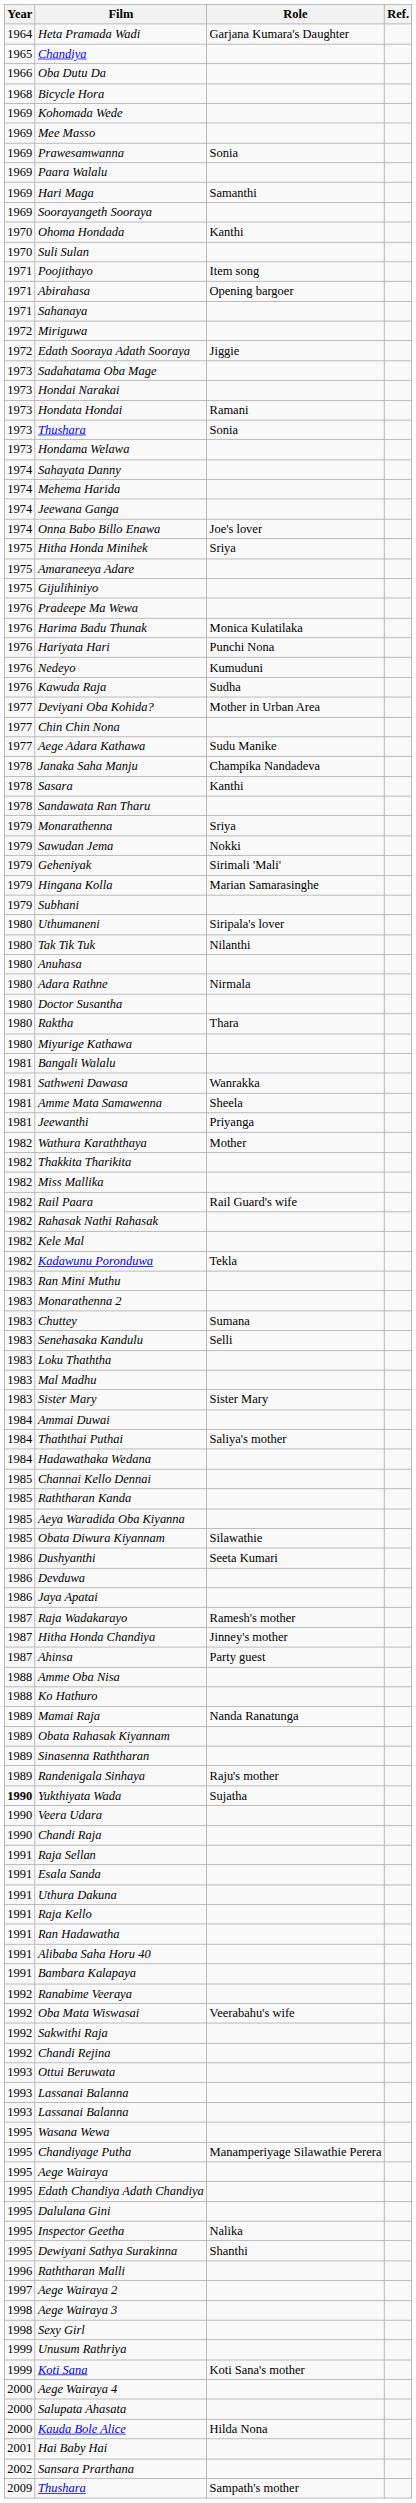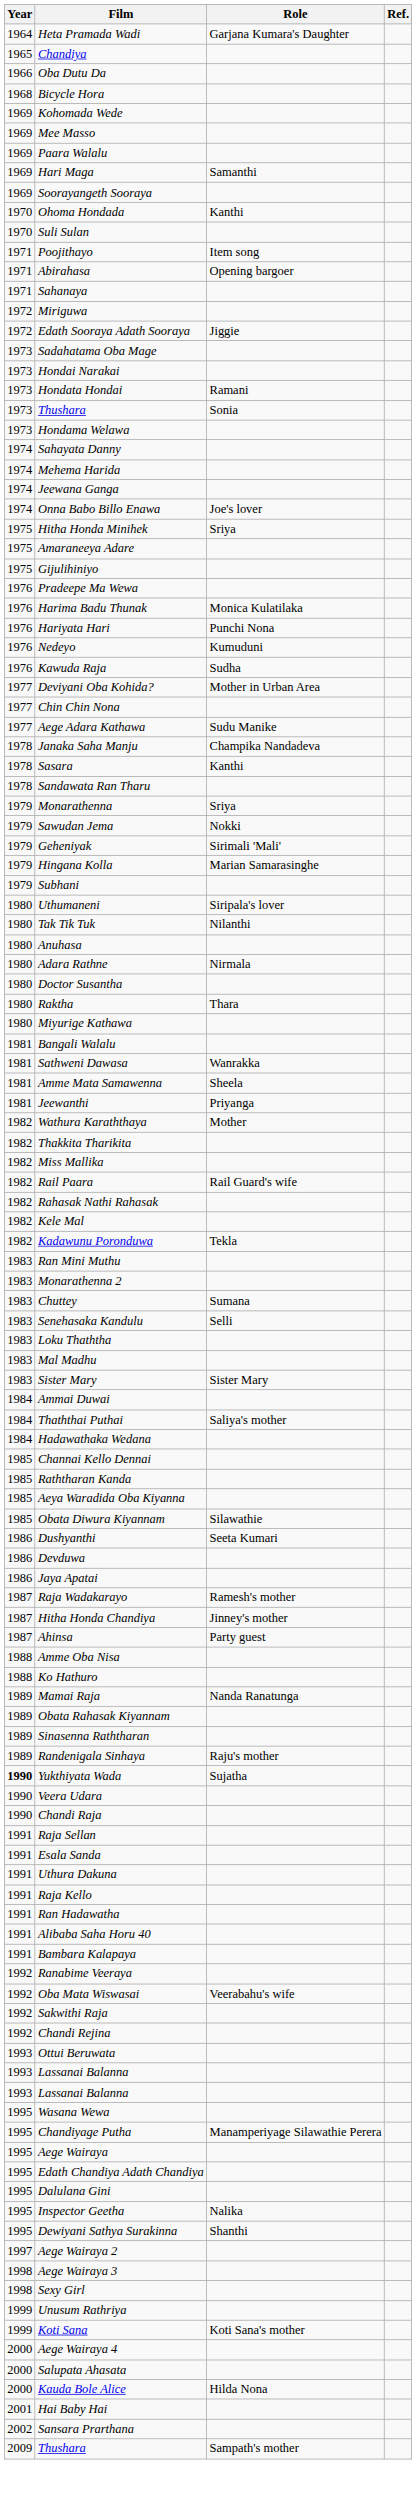- row: (81, 152)
- row: (81, 2270)
